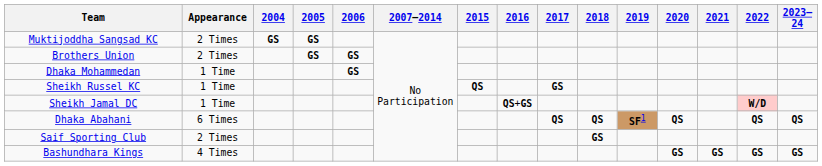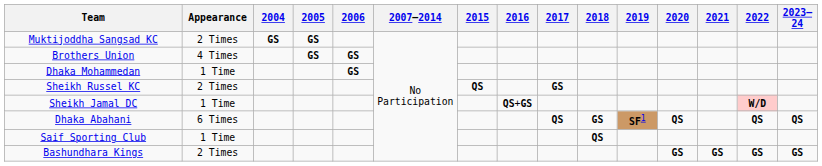(218, 55) 2 Times -> (218, 55) 4 Times
(218, 87) 1 Time -> (218, 87) 2 Times
(597, 120) QS -> (597, 120) GS
(218, 137) 2 Times -> (218, 137) 1 Time
(597, 137) GS -> (597, 137) QS
(218, 153) 4 Times -> (218, 153) 2 Times
